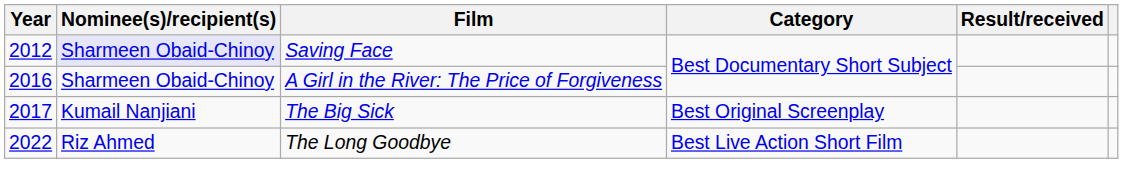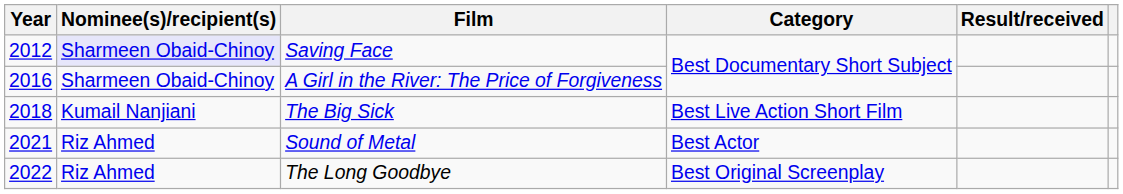(31, 111) 2017 -> (31, 111) 2018
(778, 111) Best Original Screenplay -> (787, 111) Best Live Action Short Film
+ row: (350, 142)
(787, 142) Best Live Action Short Film -> (778, 173) Best Original Screenplay
